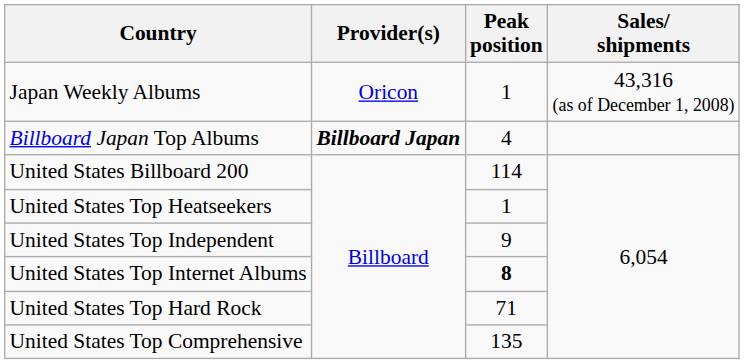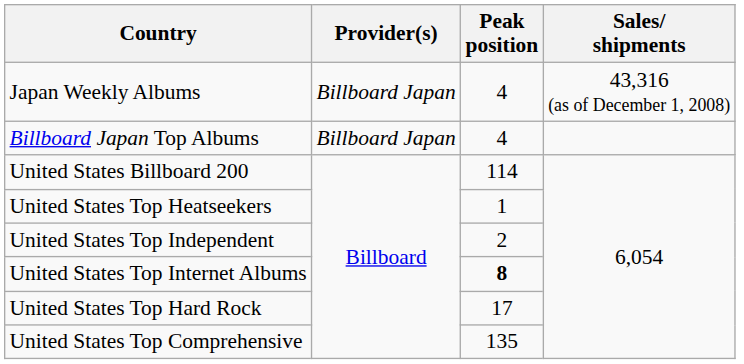(388, 91) Oricon -> (386, 91) Billboard Japan
(506, 91) 1 -> (502, 91) 4
(388, 137) bold -> (386, 137) normal
(506, 239) 9 -> (502, 239) 2
(506, 307) 71 -> (502, 307) 17
